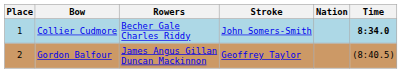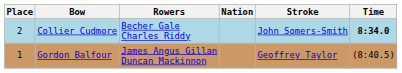columns swapped: (267, 12) <-> (332, 12)
(20, 31) 1 -> (20, 31) 2
(20, 56) 2 -> (20, 56) 1
